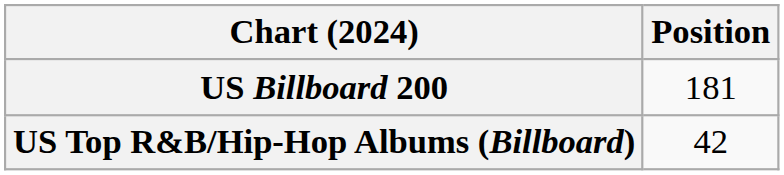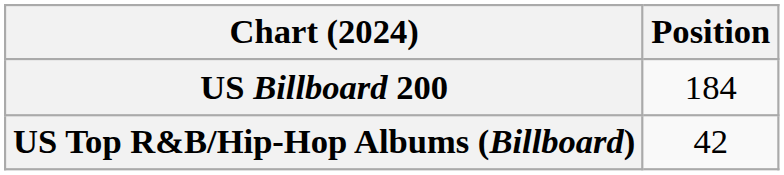(711, 86) 181 -> (711, 86) 184
